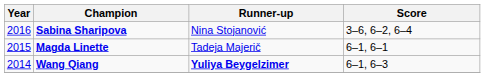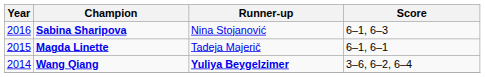(379, 30) 3–6, 6–2, 6–4 -> (367, 30) 6–1, 6–3
(367, 64) 6–1, 6–3 -> (379, 64) 3–6, 6–2, 6–4
